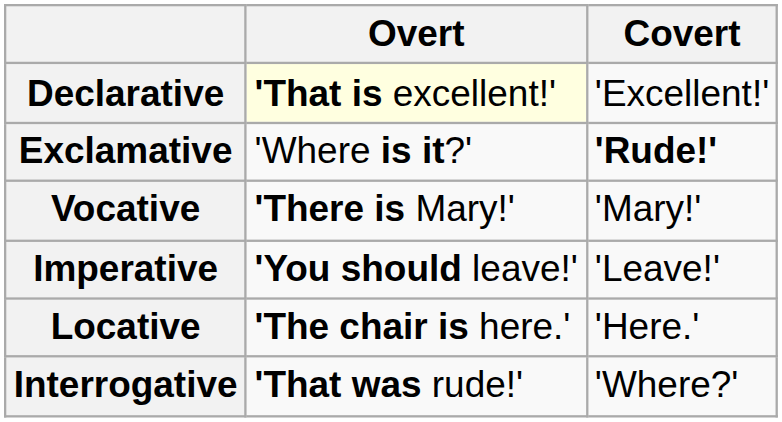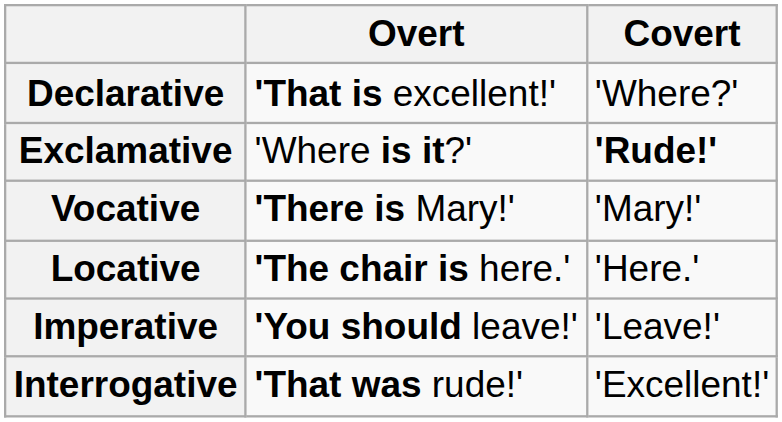(405, 92) lightyellow background -> (405, 92) no background
(682, 92) 'Excellent!' -> (667, 92) 'Where?'
rows swapped: (126, 268) <-> (126, 326)
(667, 385) 'Where?' -> (682, 385) 'Excellent!'
